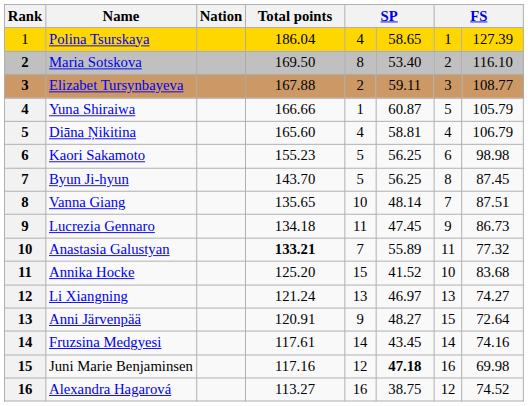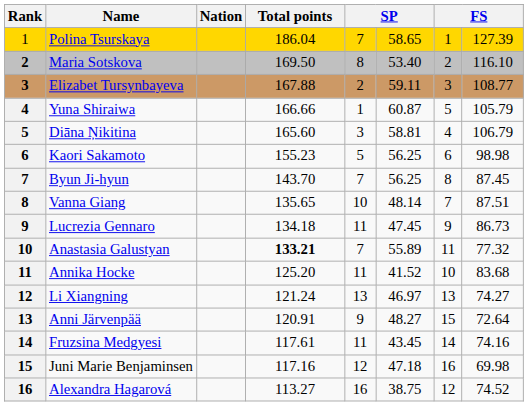(360, 39) 4 -> (360, 39) 7
(360, 132) 4 -> (360, 132) 3
(360, 179) 5 -> (360, 179) 7
(360, 272) 15 -> (360, 272) 11
(360, 343) 14 -> (360, 343) 11
(405, 366) bold -> (405, 366) normal
